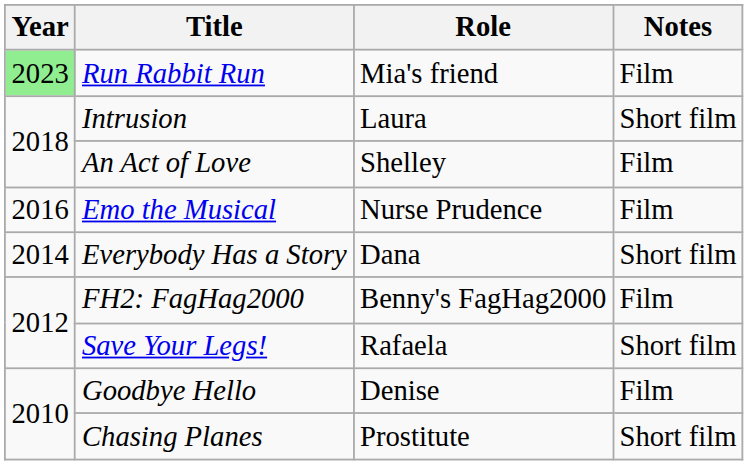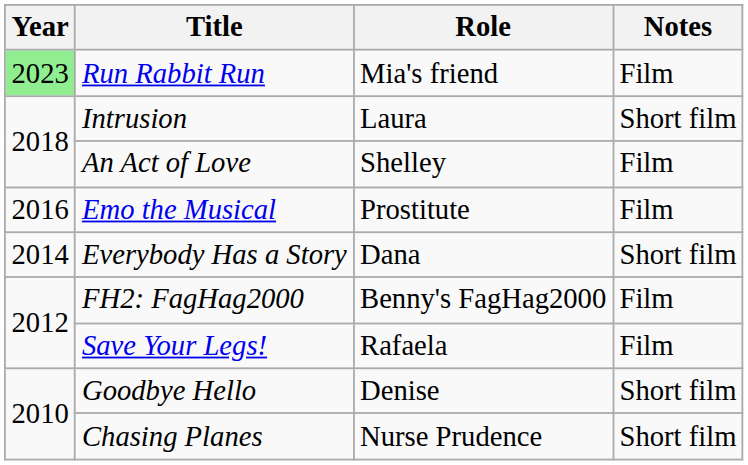(451, 208) Nurse Prudence -> (415, 208) Prostitute
(678, 345) Short film -> (647, 345) Film
(647, 390) Film -> (678, 390) Short film
(415, 436) Prostitute -> (451, 436) Nurse Prudence
